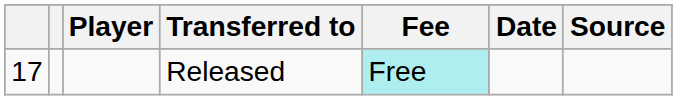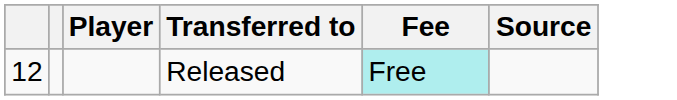- column: (526, 26)
(27, 71) 17 -> (27, 71) 12
